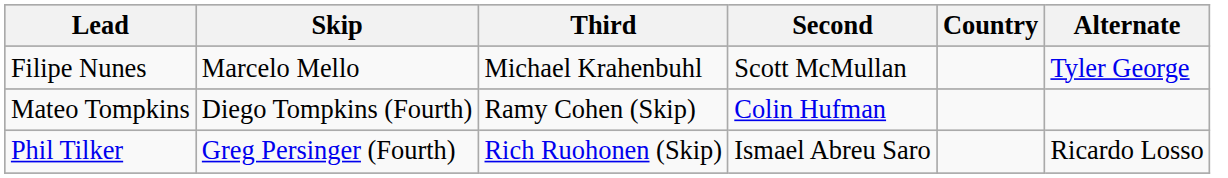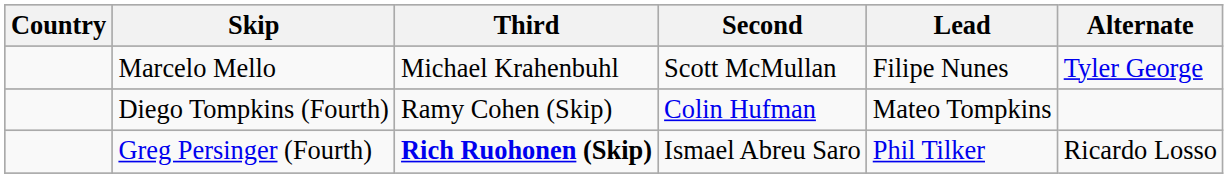columns swapped: (991, 25) <-> (100, 25)
(603, 151) normal -> (526, 151) bold
